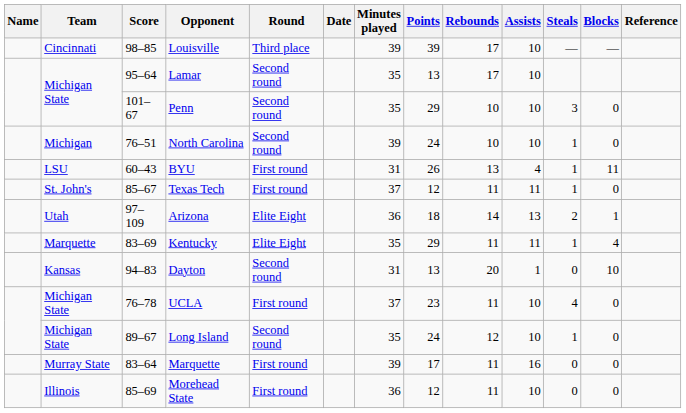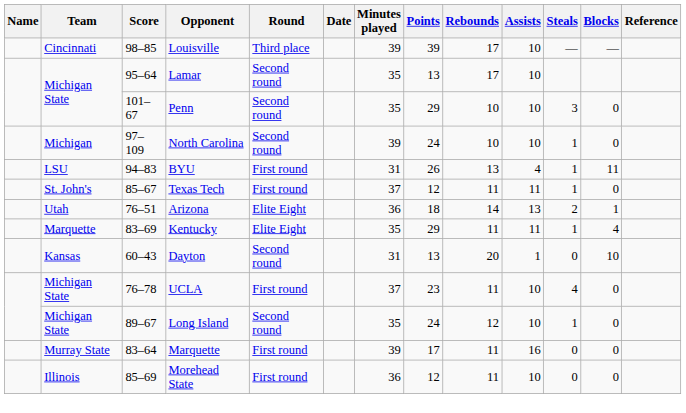(141, 142) 76–51 -> (135, 142) 97–109
(141, 169) 60–43 -> (141, 169) 94–83
(135, 216) 97–109 -> (141, 209) 76–51
(141, 269) 94–83 -> (141, 255) 60–43
